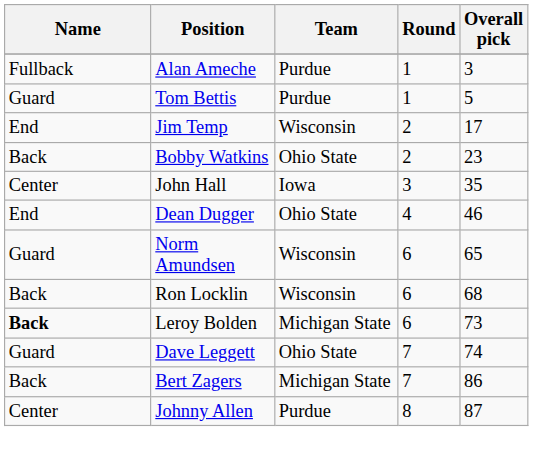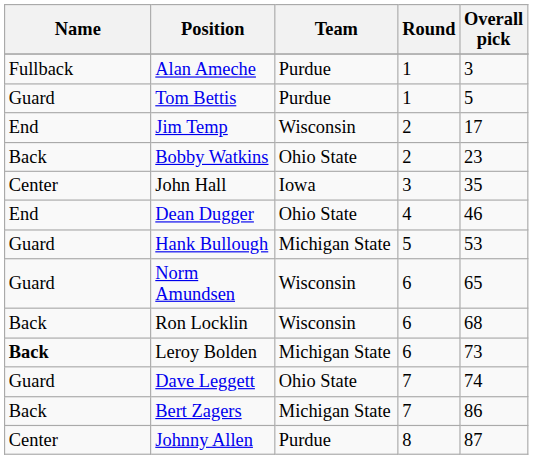+ row: (212, 244)
